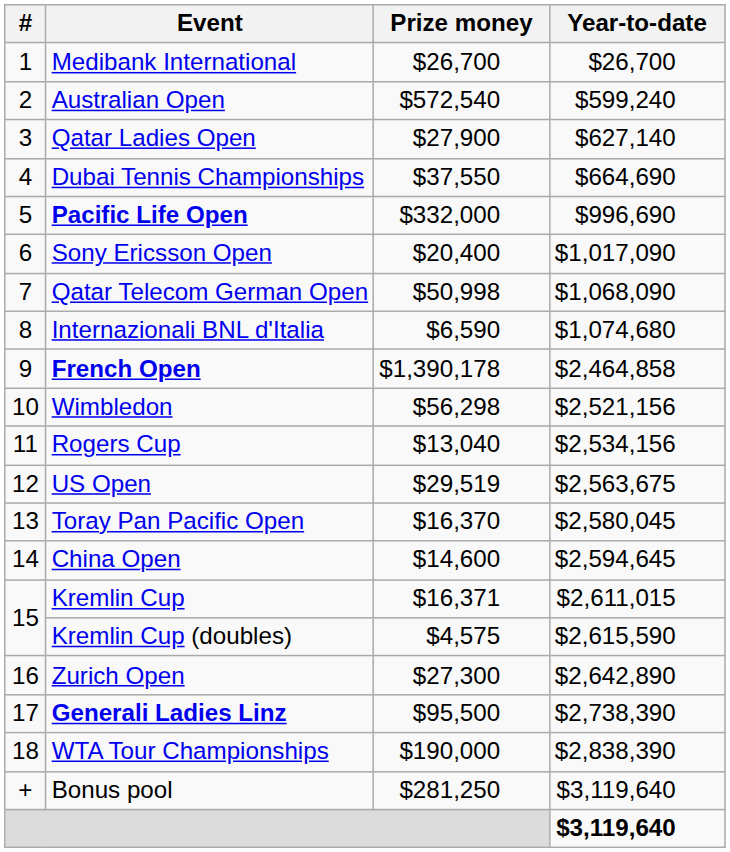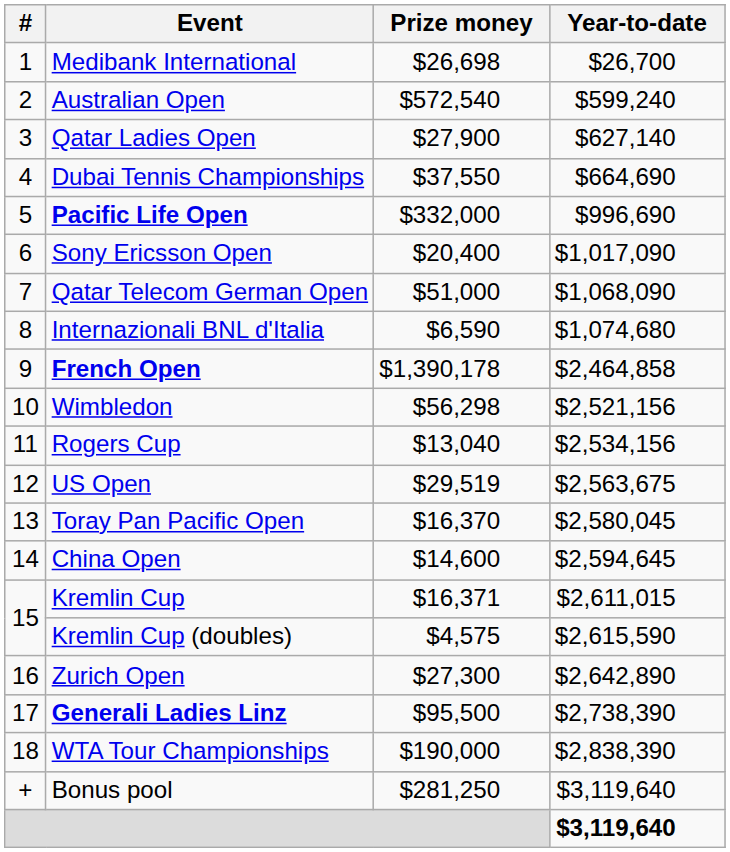(457, 61) $26,700 -> (457, 61) $26,698
(457, 291) $50,998 -> (457, 291) $51,000
